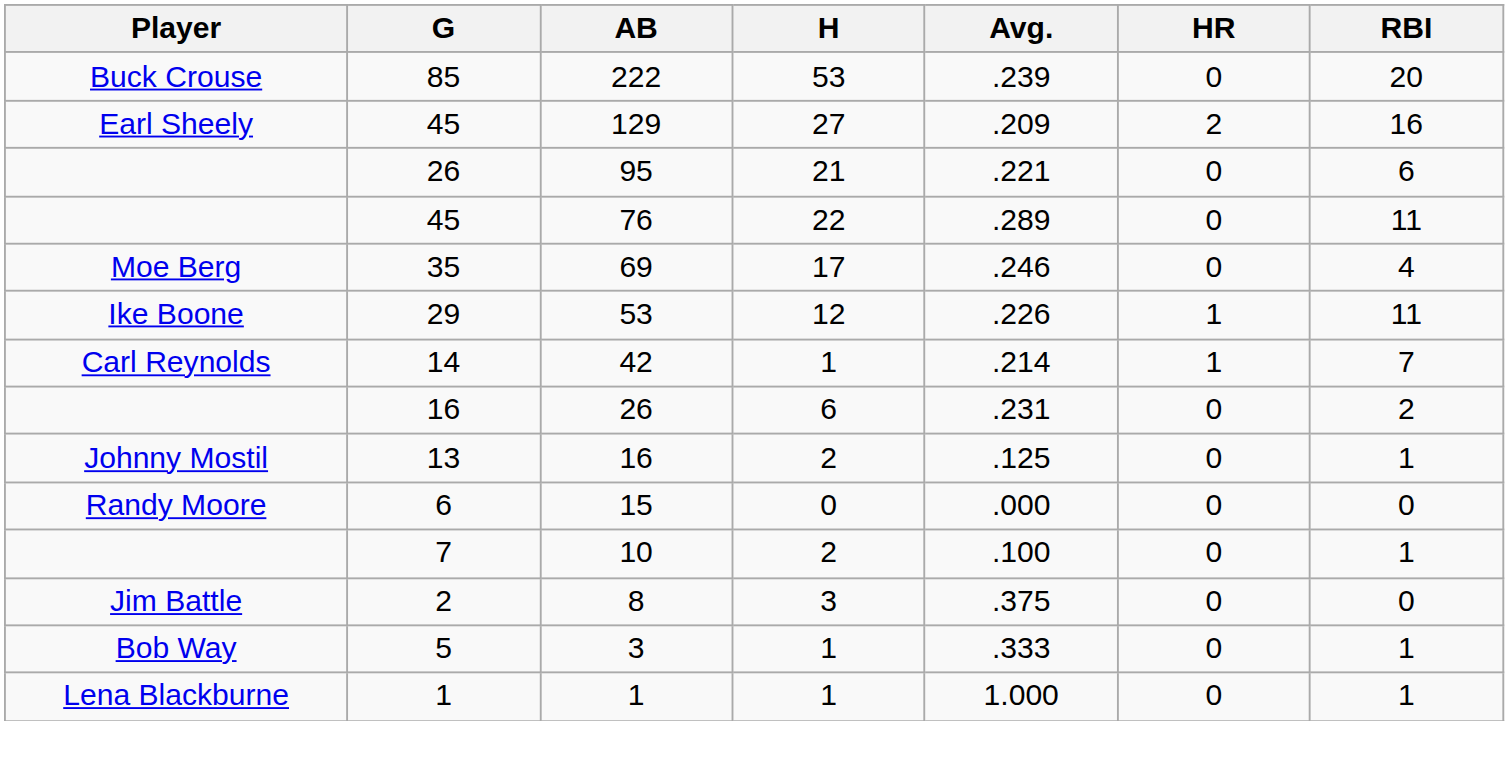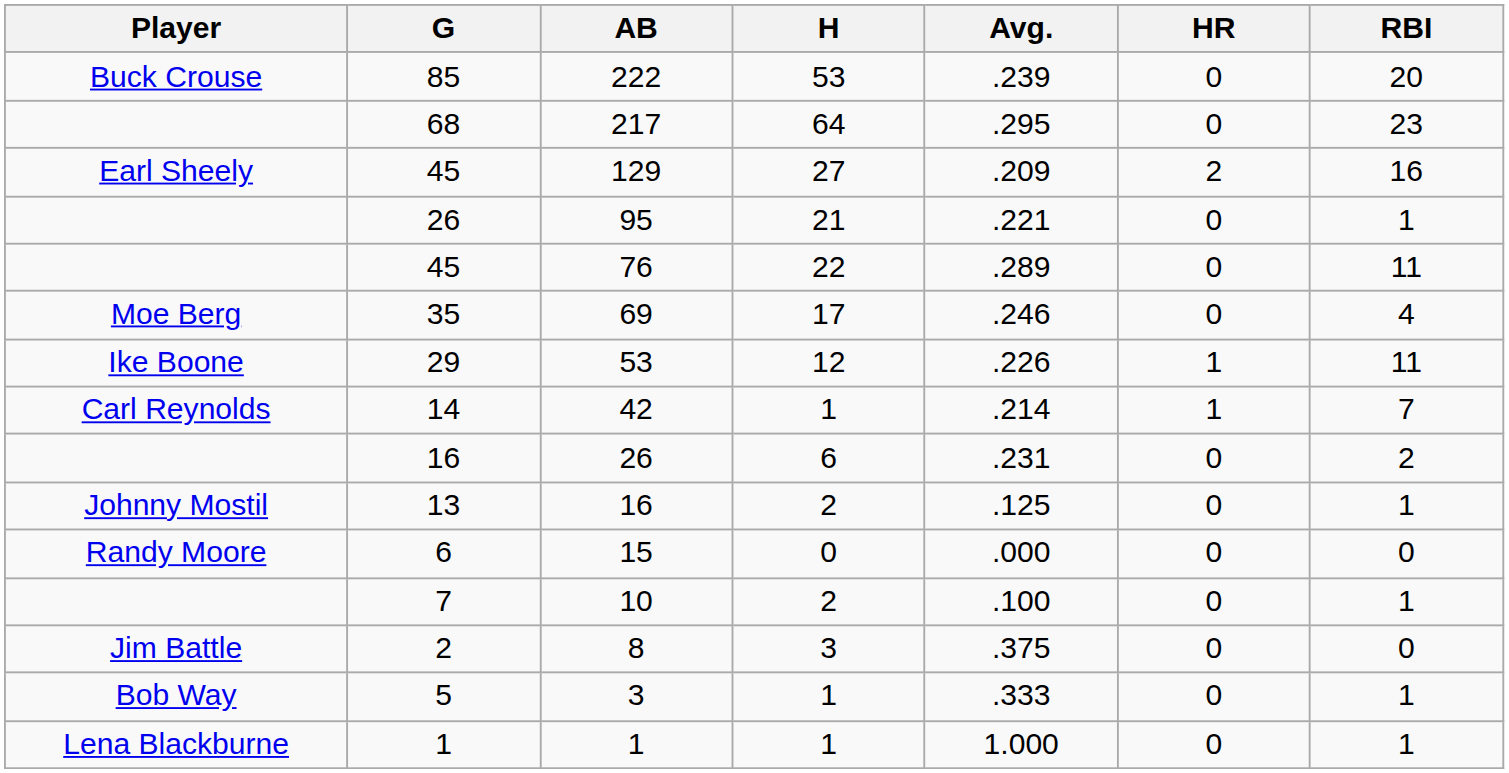+ row: (636, 123)
(1406, 171) 6 -> (1406, 219) 1
